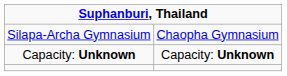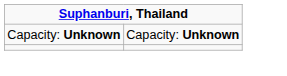- row: (79, 34)
